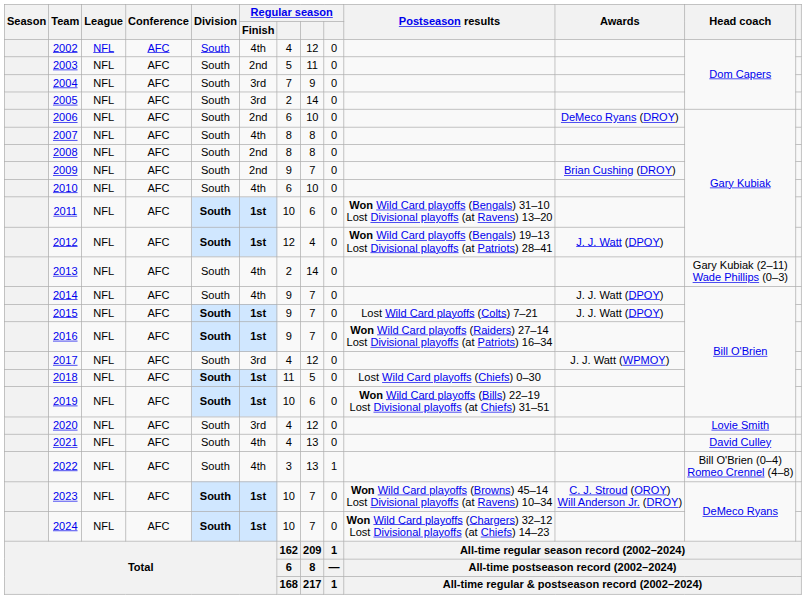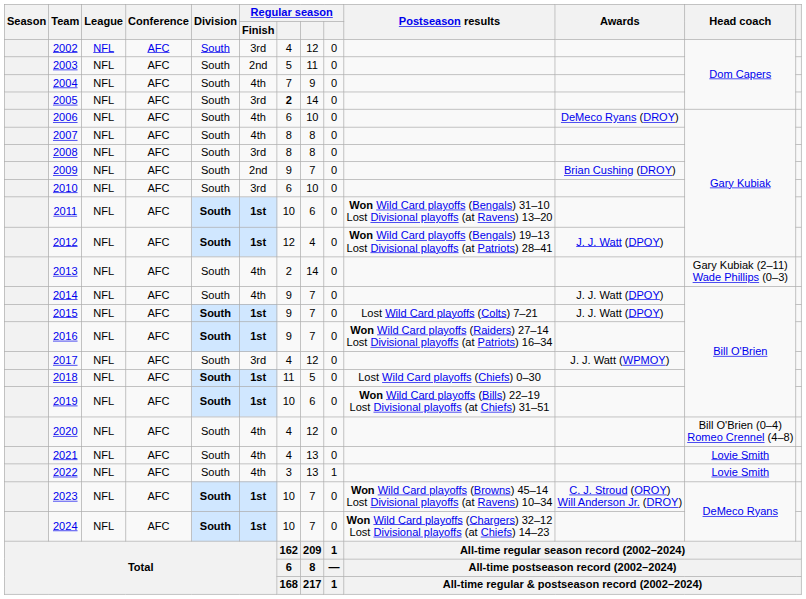(258, 48) 4th -> (258, 48) 3rd
(258, 83) 3rd -> (258, 83) 4th
(289, 100) normal -> (289, 100) bold
(258, 118) 2nd -> (258, 118) 4th
(258, 153) 2nd -> (258, 153) 3rd
(258, 188) 4th -> (258, 188) 3rd
(258, 425) 3rd -> (258, 431) 4th
(740, 425) Lovie Smith -> (740, 431) Bill O'Brien (0–4) Romeo Crennel (4–8)
(740, 443) David Culley -> (740, 455) Lovie Smith
(740, 466) Bill O'Brien (0–4) Romeo Crennel (4–8) -> (740, 472) Lovie Smith
